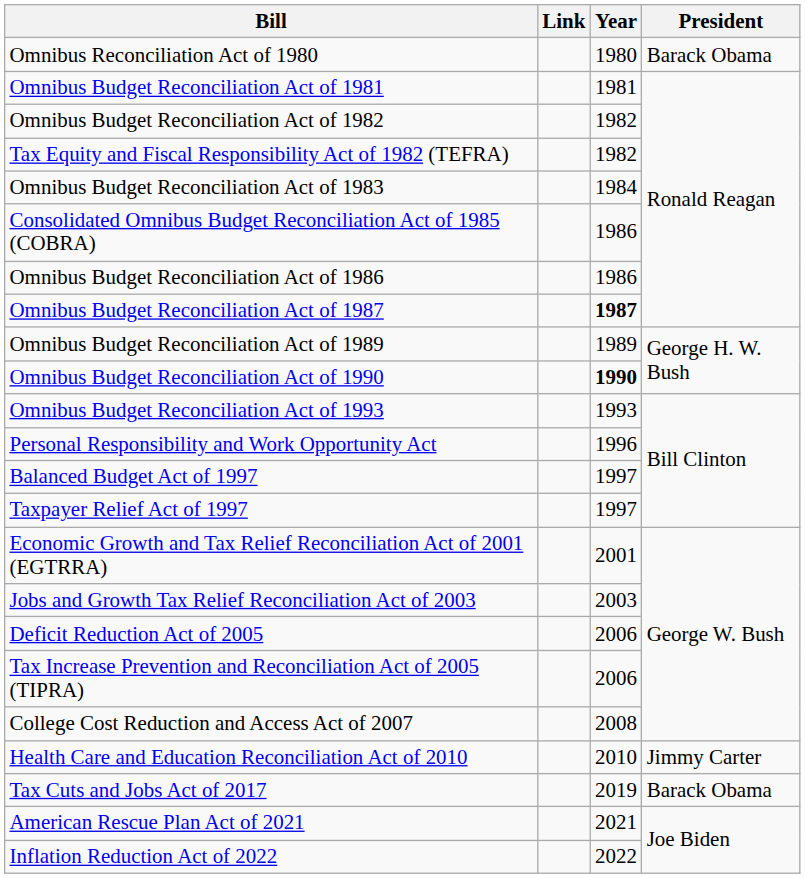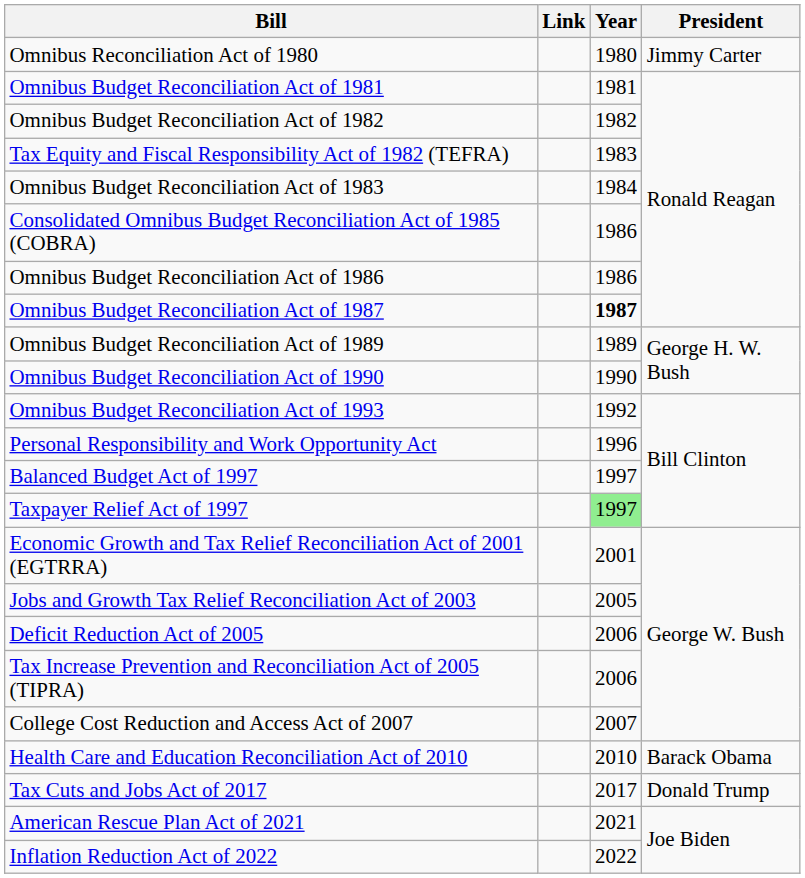(709, 54) Barack Obama -> (704, 54) Jimmy Carter
(616, 154) 1982 -> (616, 154) 1983
(616, 377) bold -> (616, 377) normal
(616, 410) 1993 -> (616, 410) 1992
(616, 510) no background -> (616, 510) lightgreen background
(616, 600) 2003 -> (616, 600) 2005
(616, 723) 2008 -> (616, 723) 2007
(704, 756) Jimmy Carter -> (709, 756) Barack Obama
(616, 789) 2019 -> (616, 789) 2017
(709, 789) Barack Obama -> (708, 789) Donald Trump
